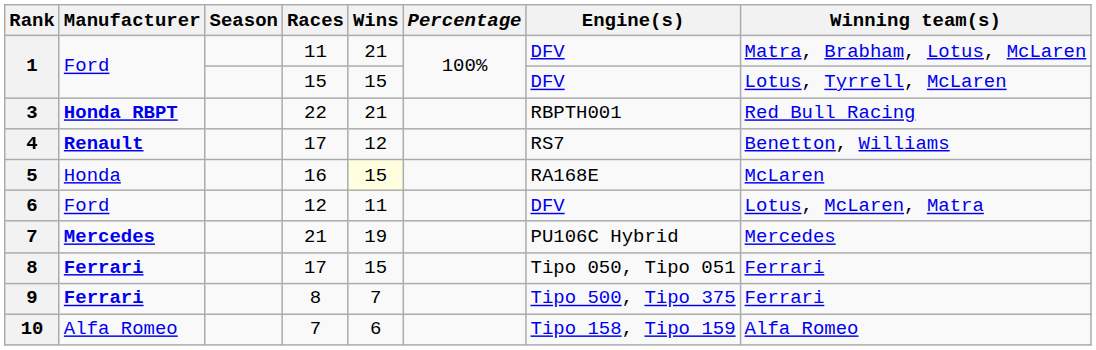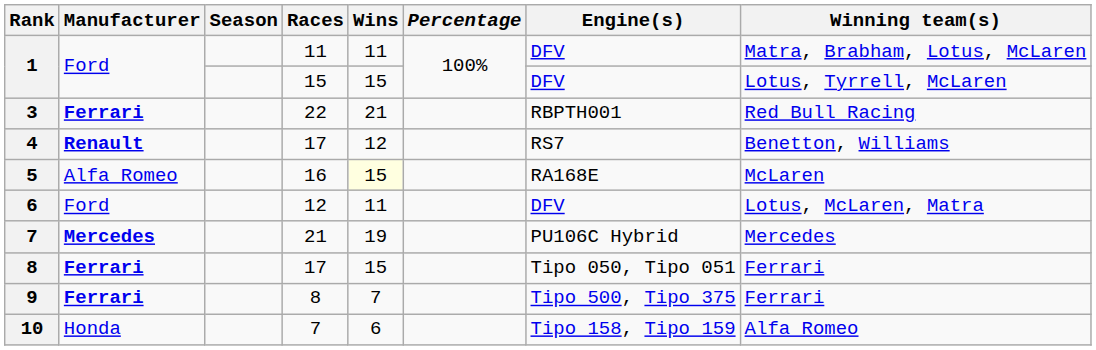(376, 51) 21 -> (376, 51) 11
(121, 113) Honda RBPT -> (104, 113) Ferrari
(92, 175) Honda -> (121, 175) Alfa Romeo
(121, 330) Alfa Romeo -> (92, 330) Honda
